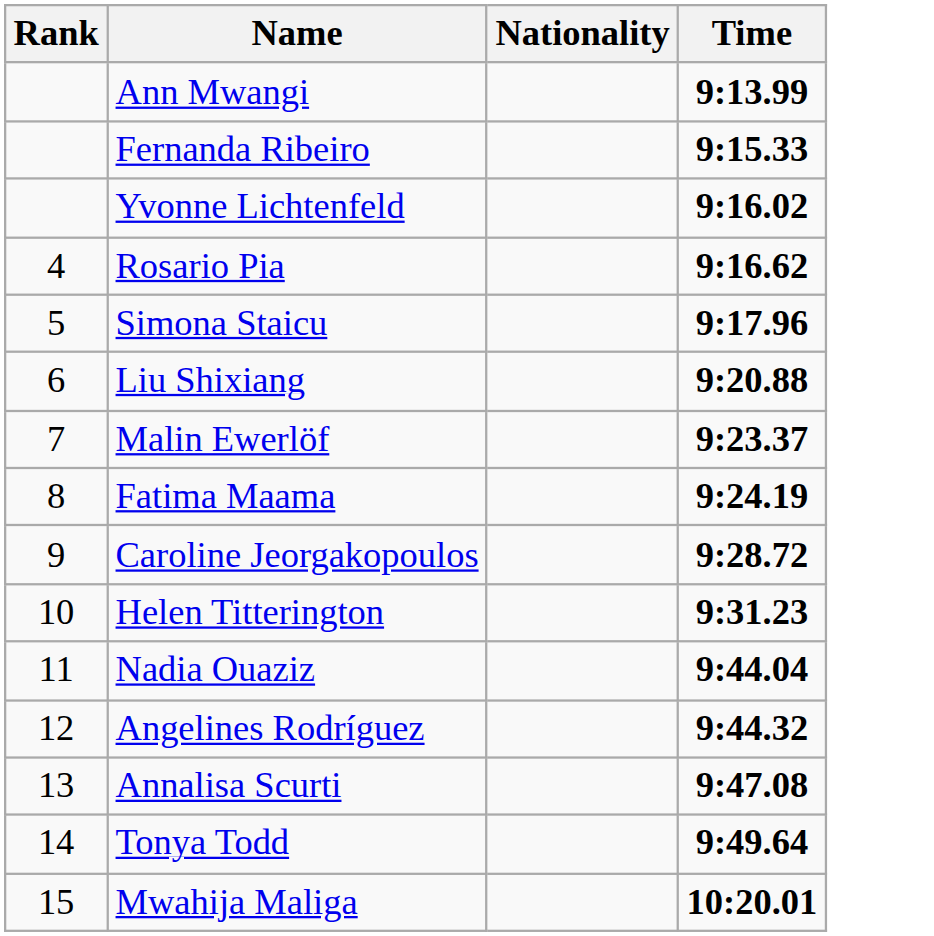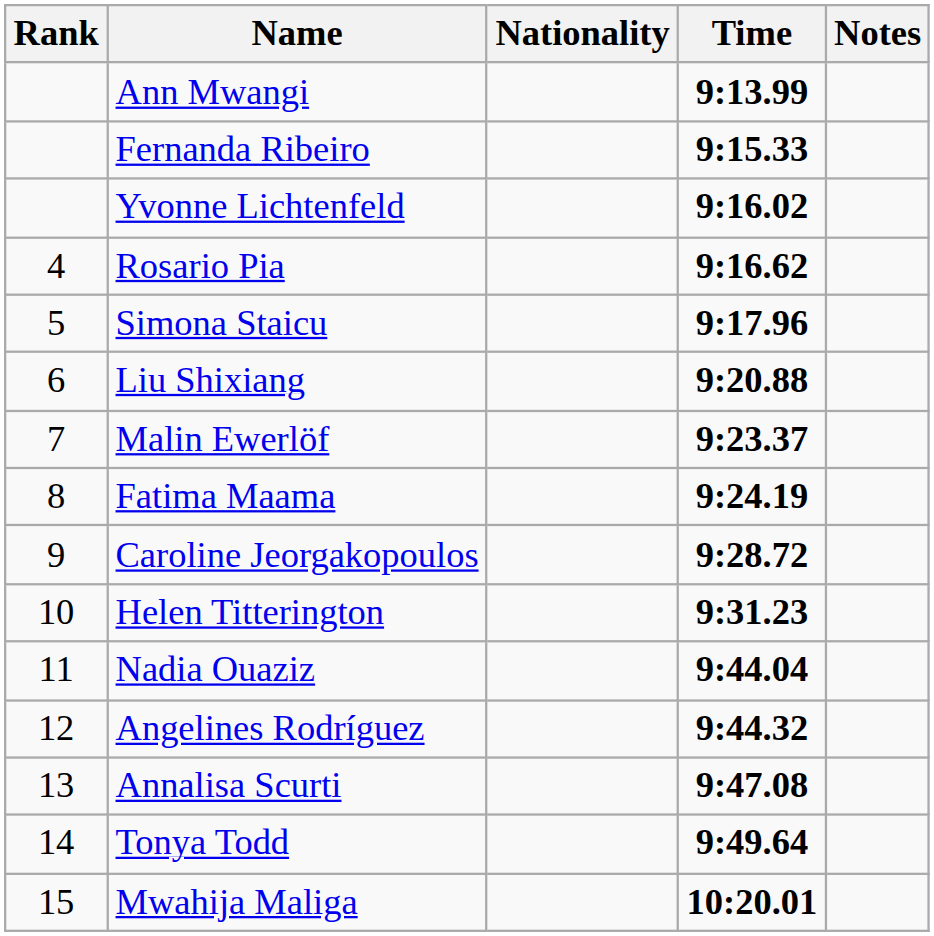+ column: (878, 33)
